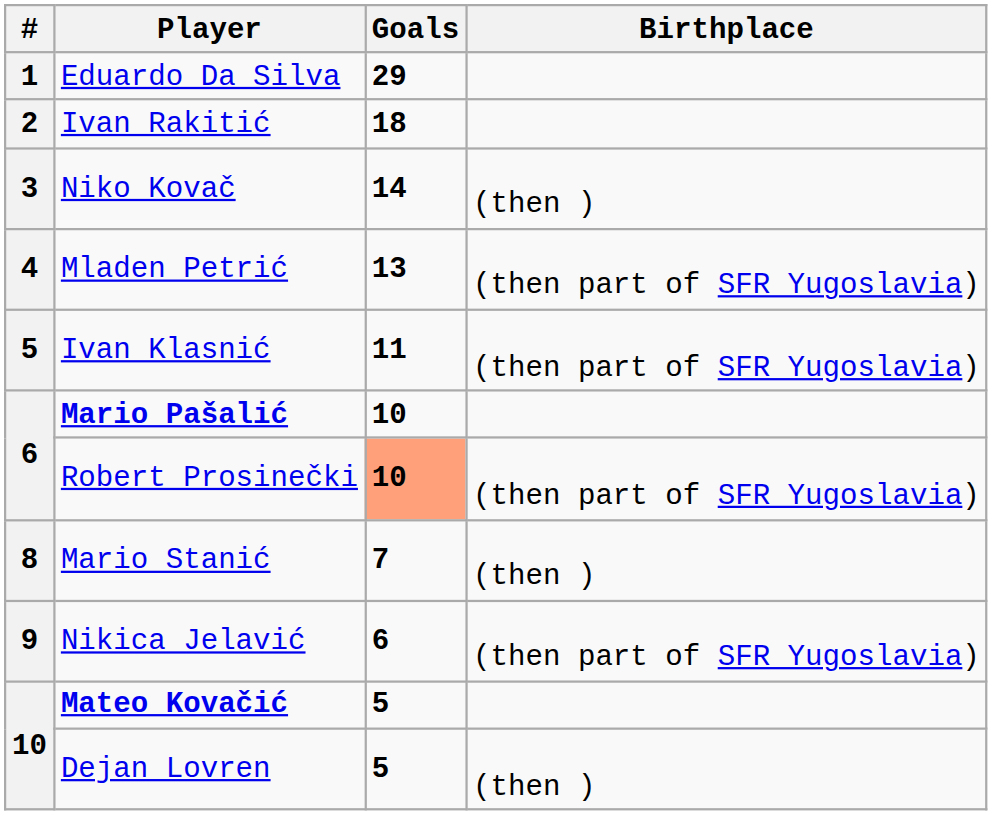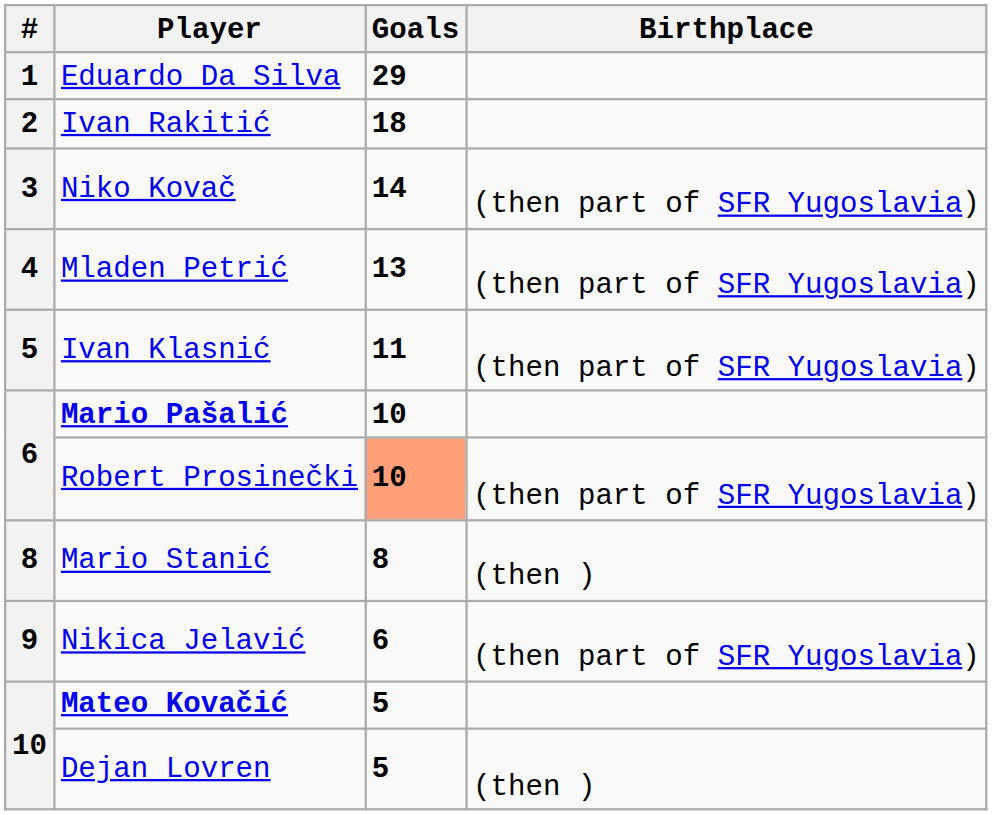(534, 205) (then ) -> (726, 205) (then part of SFR Yugoslavia)
(381, 560) 7 -> (381, 560) 8
